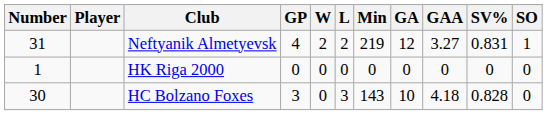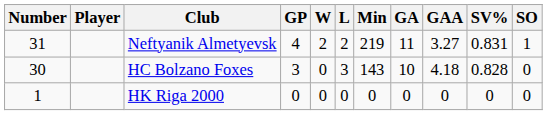(407, 43) 12 -> (407, 43) 11
rows swapped: (191, 95) <-> (176, 69)
